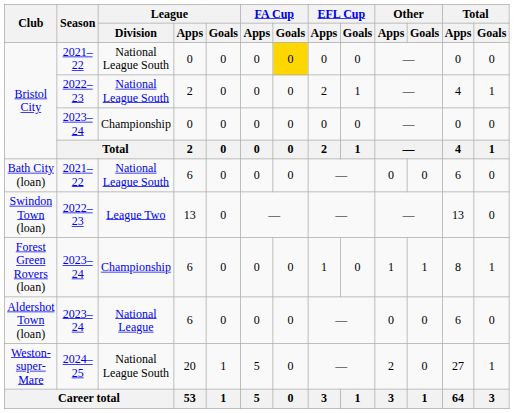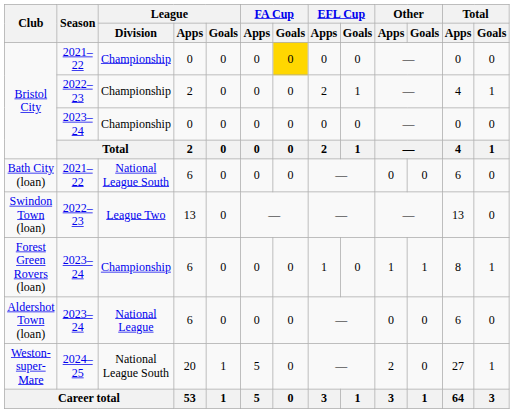(136, 58) National League South -> (136, 58) Championship
(136, 91) National League South -> (136, 91) Championship
